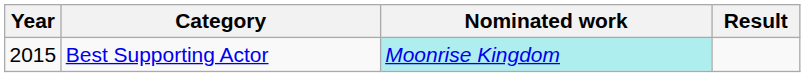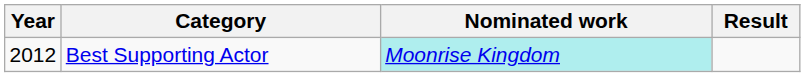(33, 54) 2015 -> (33, 54) 2012
